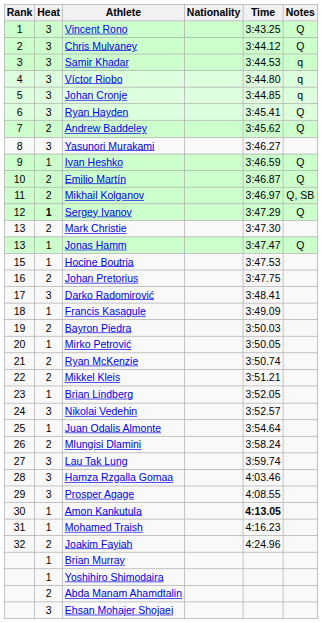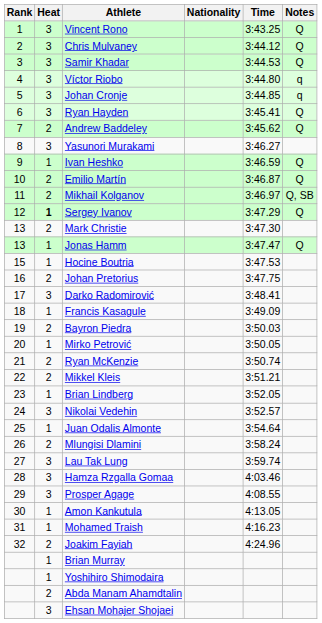(300, 63) q -> (300, 63) Q
(263, 511) bold -> (263, 511) normal
